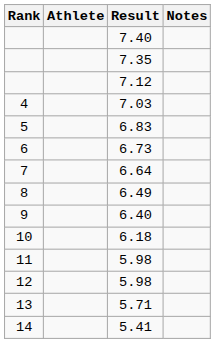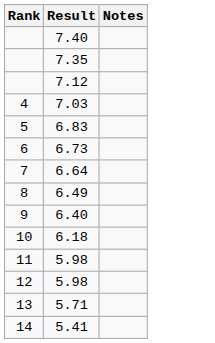- column: (76, 16)
